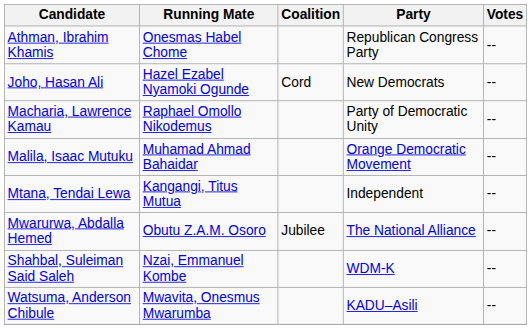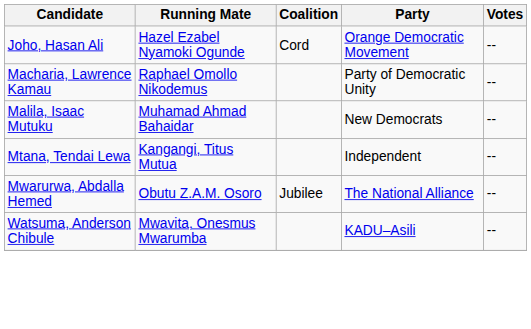- row: (58, 44)
(395, 82) New Democrats -> (404, 44) Orange Democratic Movement
(406, 156) Orange Democratic Movement -> (393, 119) New Democrats
- row: (65, 268)
